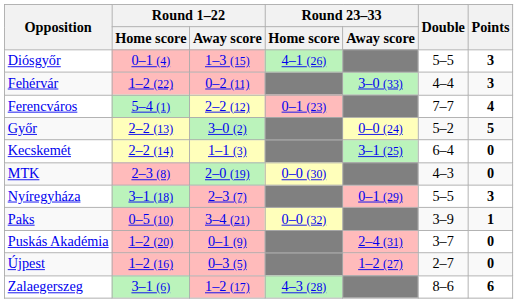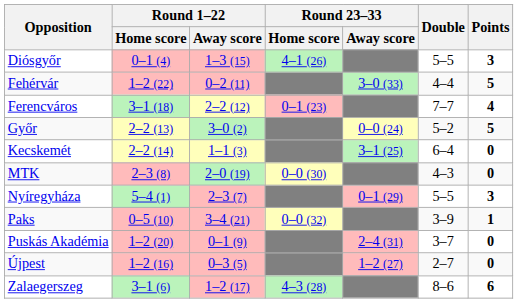(490, 83) 3 -> (490, 83) 5
(151, 106) 5–4 (1) -> (151, 106) 3–1 (18)
(151, 196) 3–1 (18) -> (151, 196) 5–4 (1)
